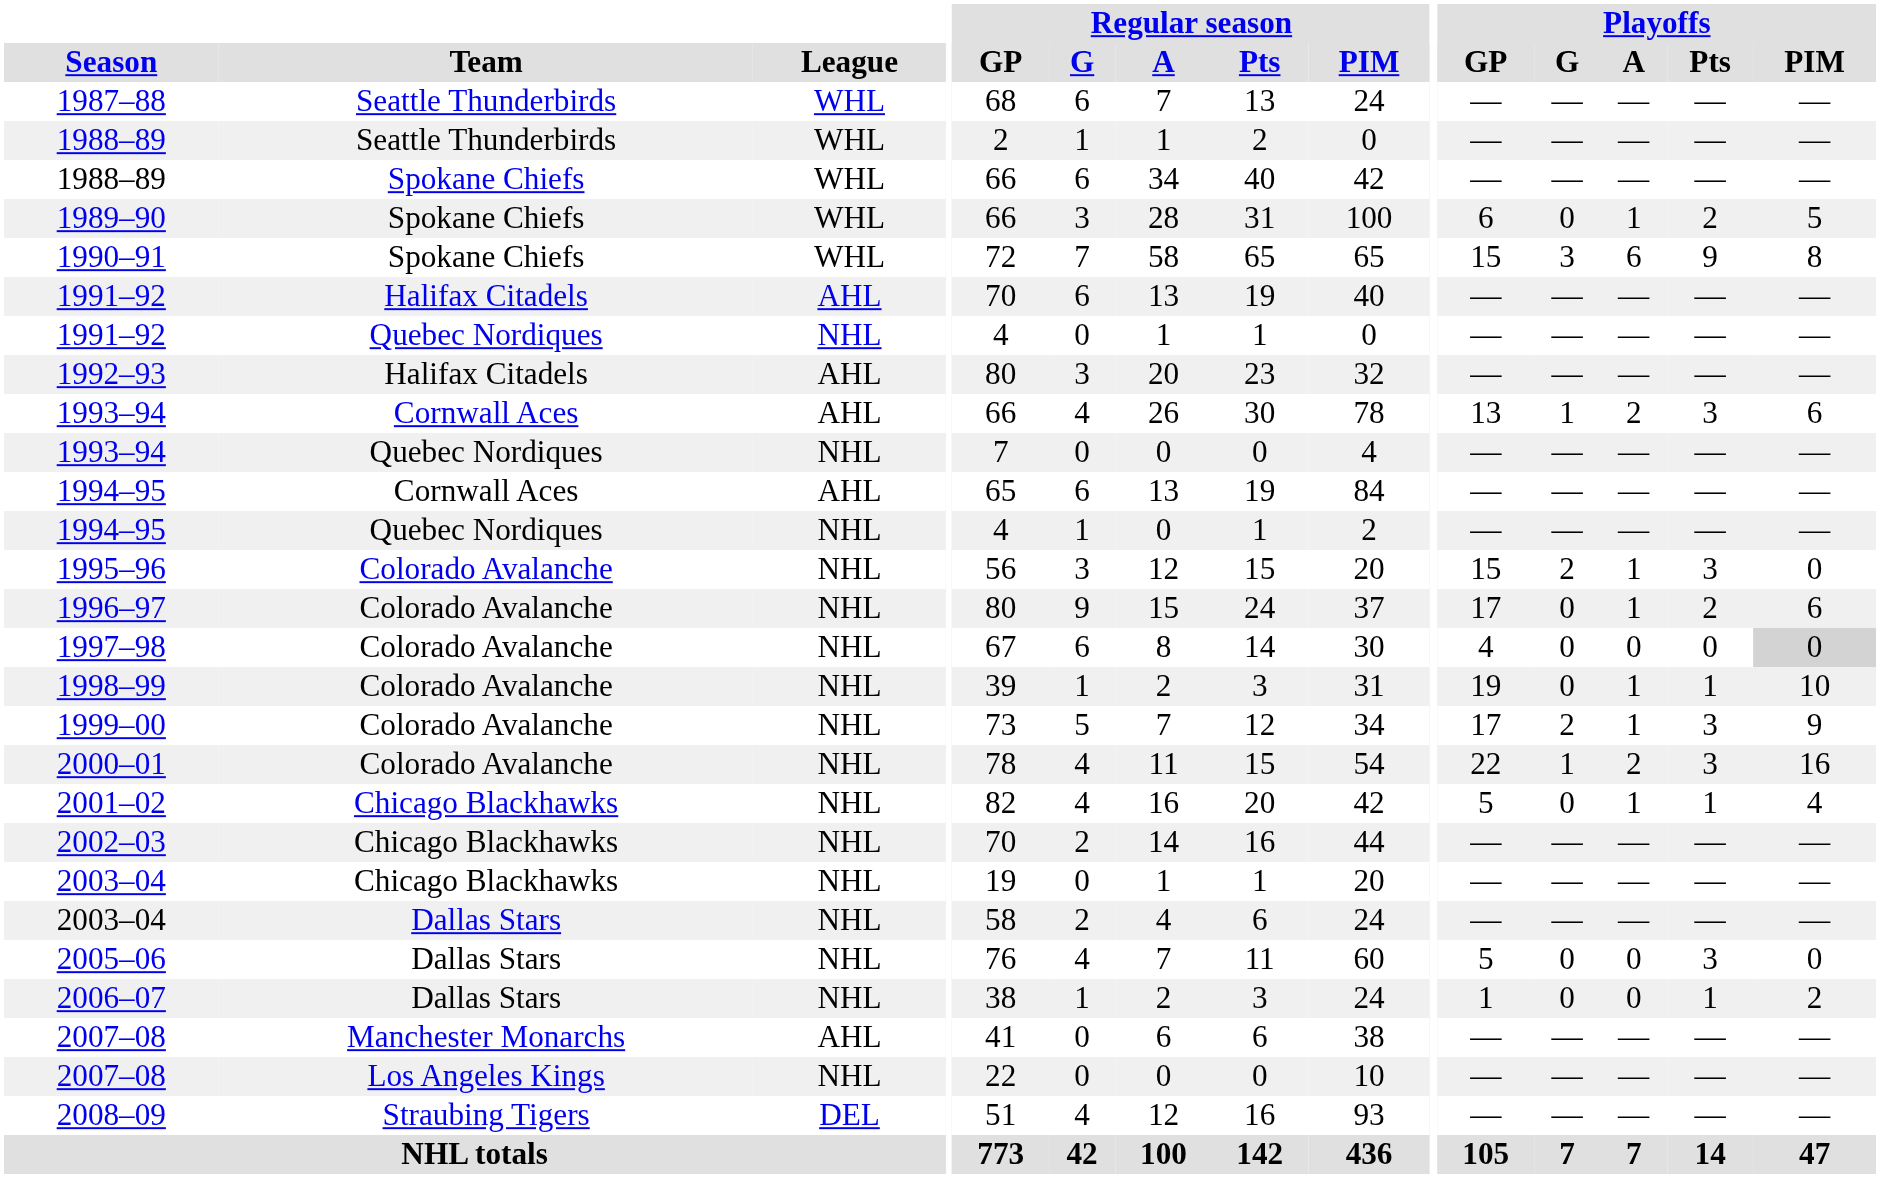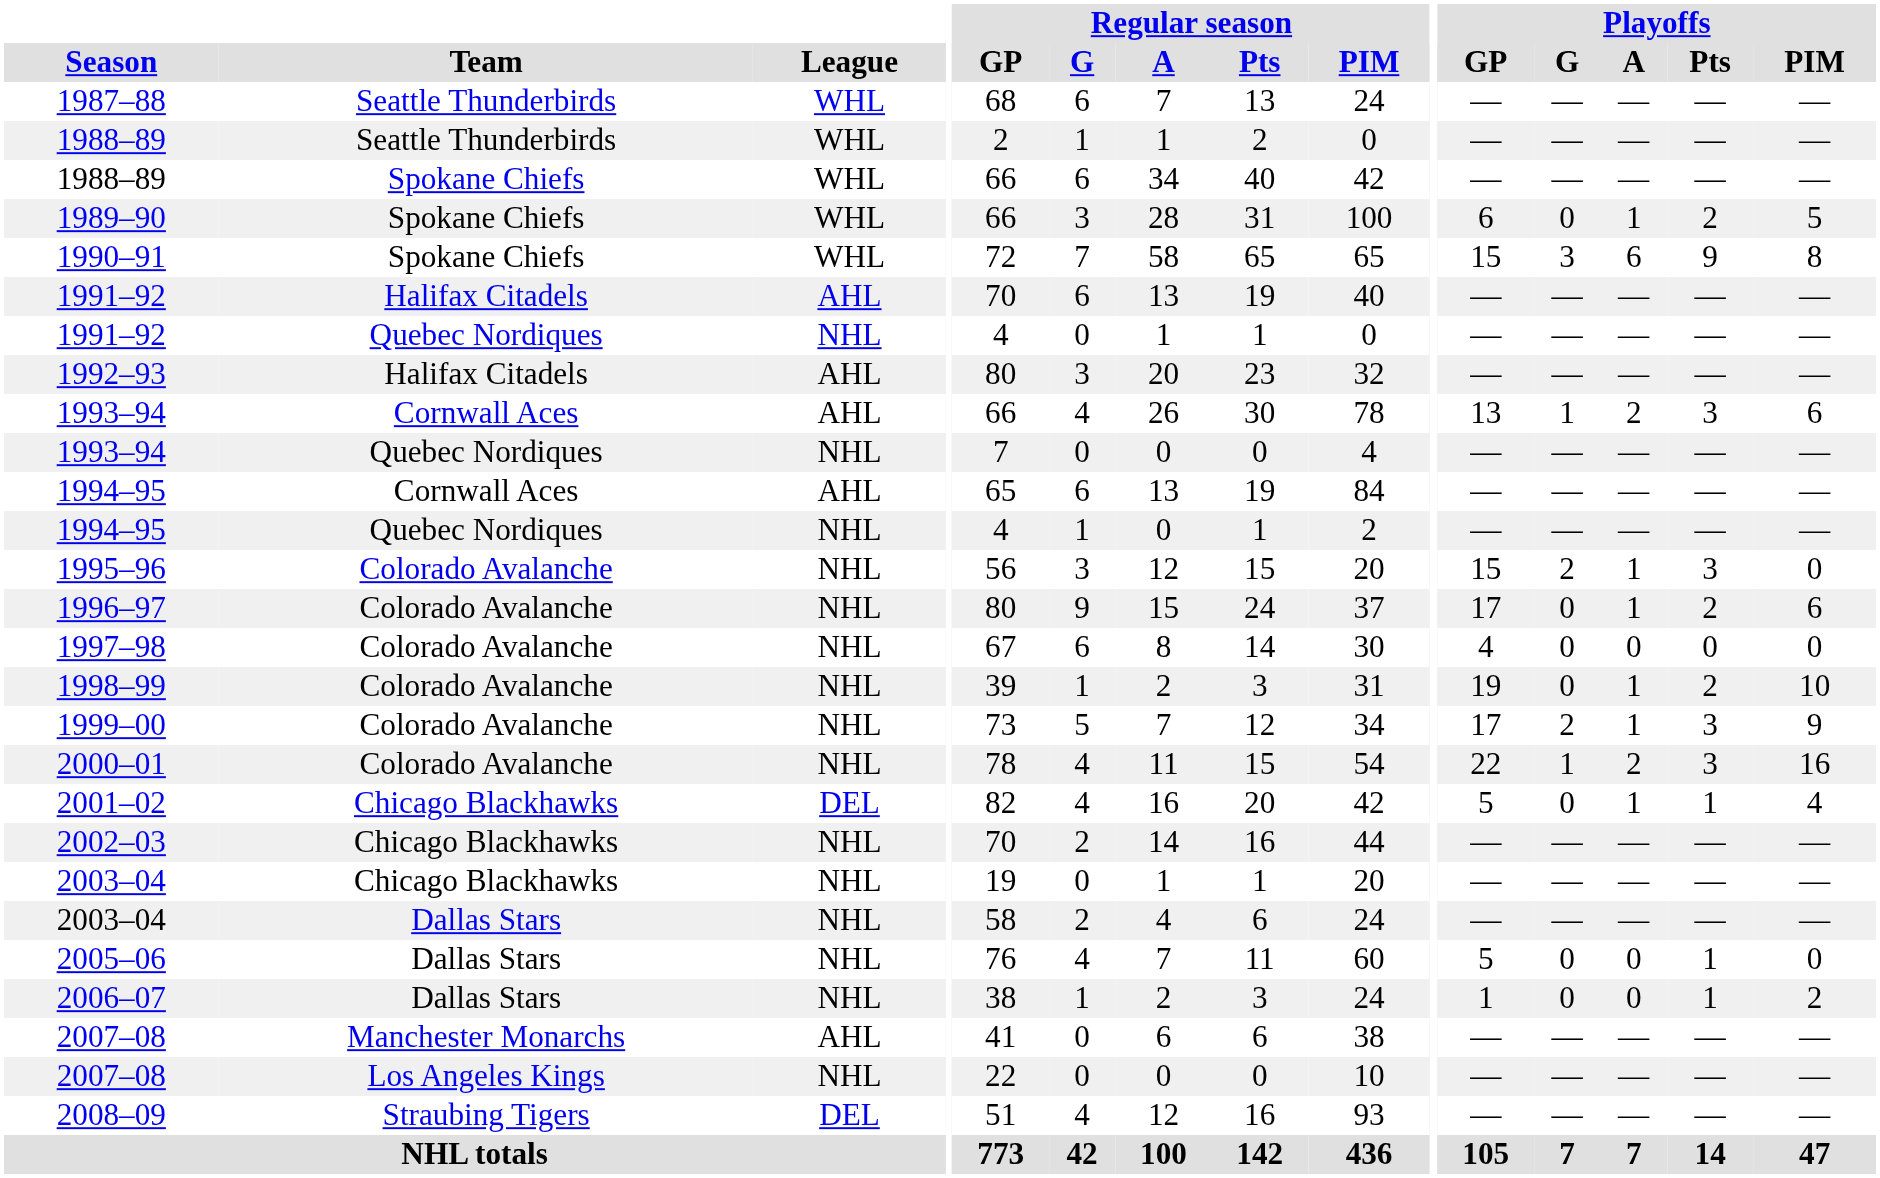(1815, 647) lightgrey background -> (1815, 647) no background
(1710, 686) 1 -> (1710, 686) 2
(849, 803) NHL -> (849, 803) DEL
(1710, 959) 3 -> (1710, 959) 1
